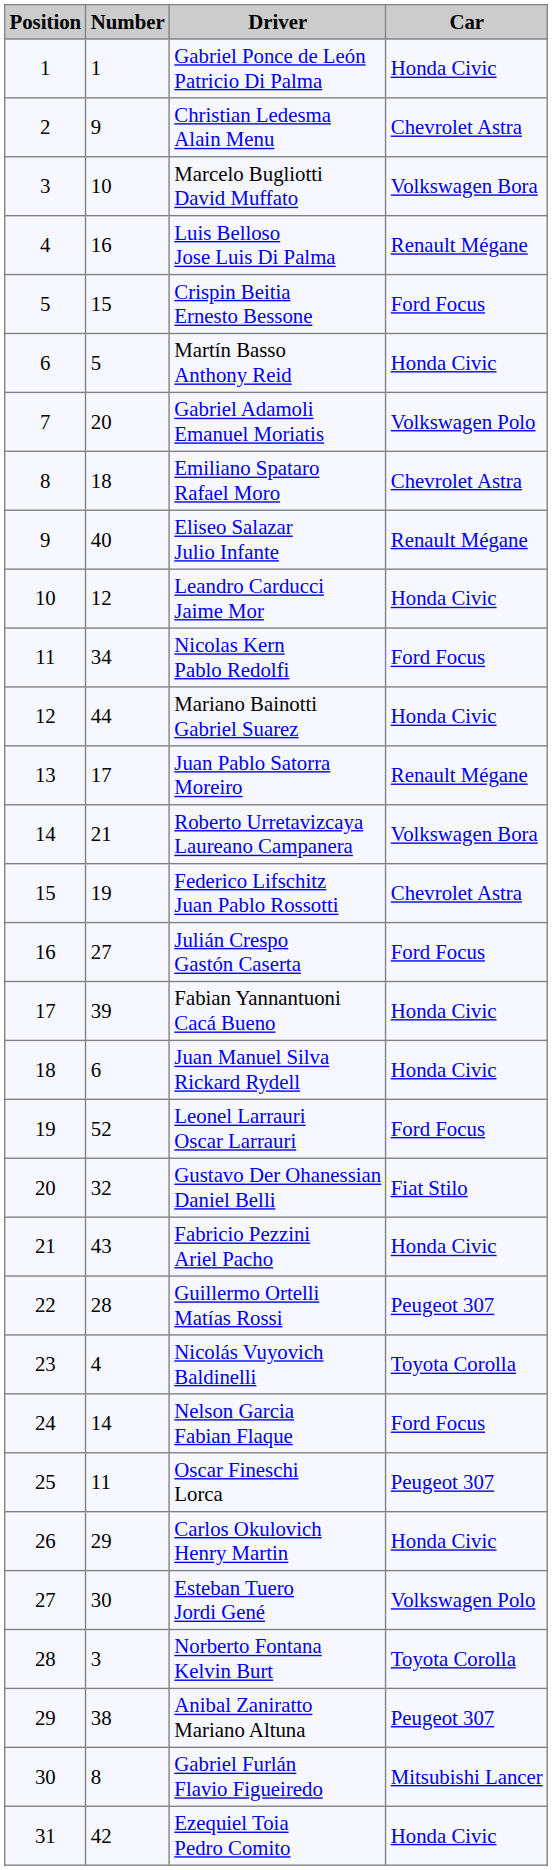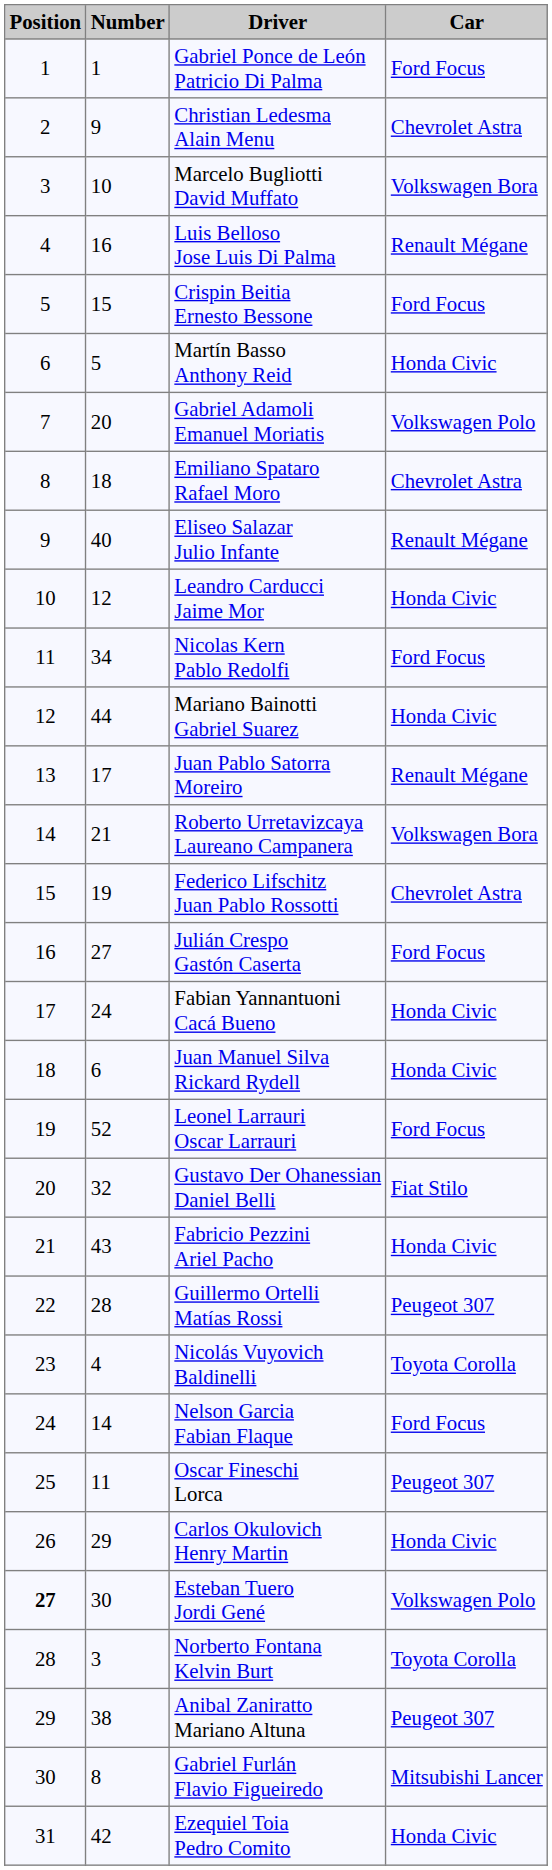(444, 68) Honda Civic -> (438, 68) Ford Focus
(101, 1010) 39 -> (101, 1010) 24
(45, 1599) normal -> (45, 1599) bold
